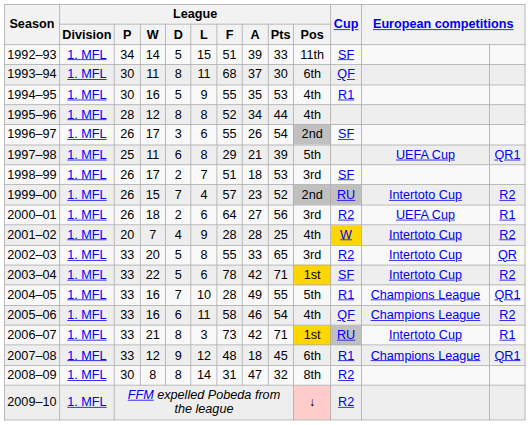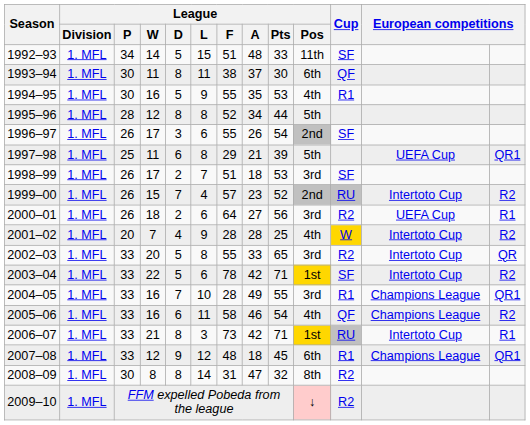(255, 54) 39 -> (255, 54) 48
(230, 74) 68 -> (230, 74) 38
(312, 114) 4th -> (312, 114) 5th
(312, 295) 5th -> (312, 295) 3rd
